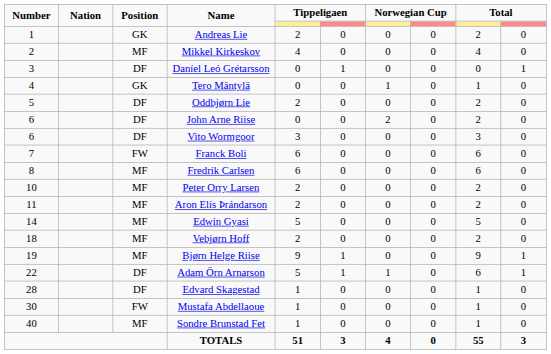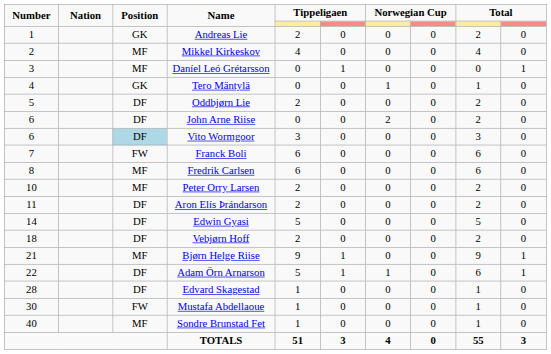(140, 68) DF -> (140, 68) MF
(140, 136) no background -> (140, 136) lightblue background
(140, 204) MF -> (140, 204) DF
(140, 221) MF -> (140, 221) DF
(140, 238) MF -> (140, 238) DF
(31, 255) 19 -> (31, 255) 21
